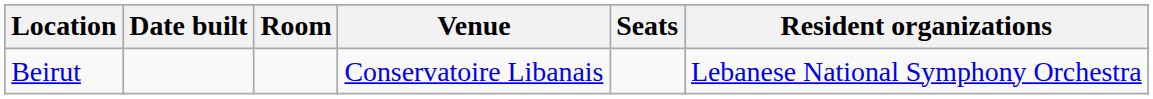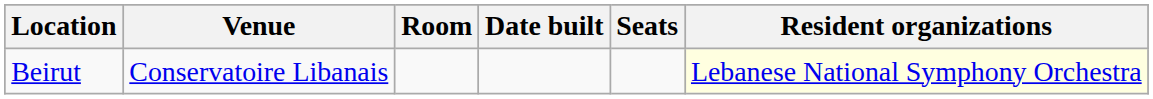columns swapped: (474, 26) <-> (188, 26)
(916, 70) no background -> (916, 70) lightyellow background
